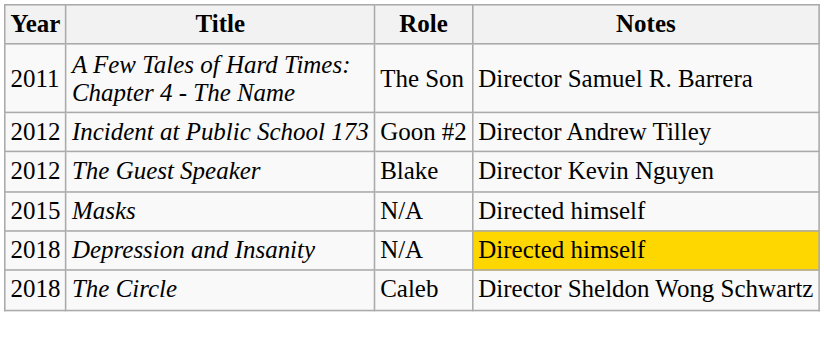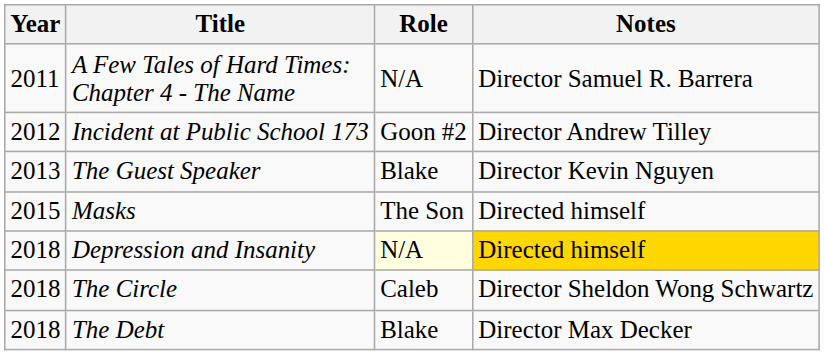(422, 77) The Son -> (402, 77) N/A
(35, 171) 2012 -> (35, 171) 2013
(402, 210) N/A -> (422, 210) The Son
(402, 250) no background -> (402, 250) lightyellow background
+ row: (118, 329)
